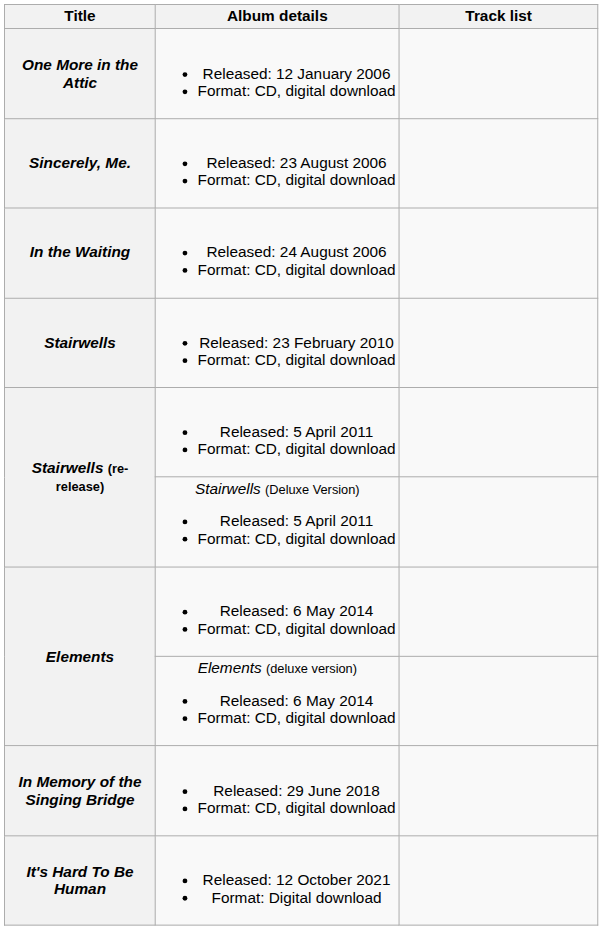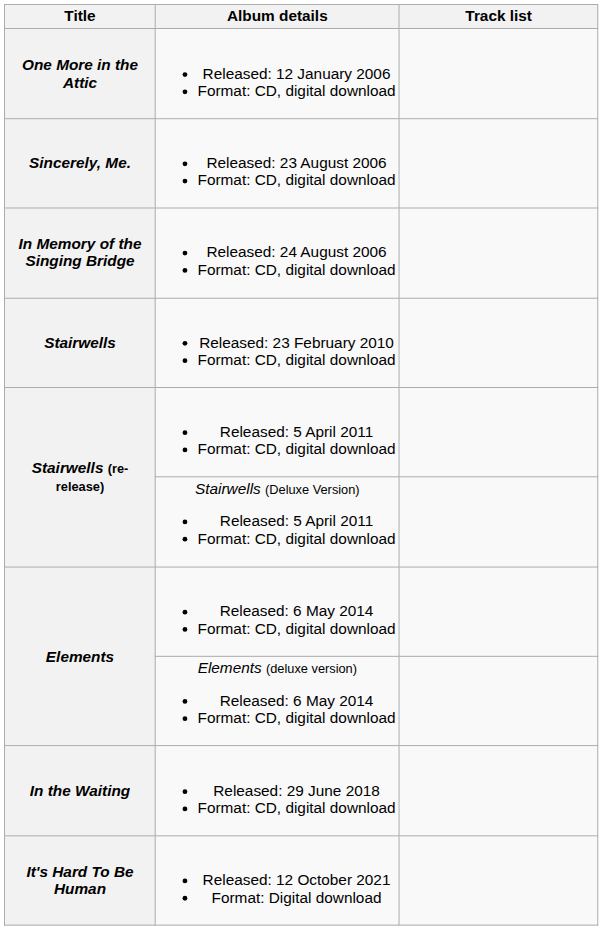(80, 252) In the Waiting -> (80, 252) In Memory of the Singing Bridge
(80, 790) In Memory of the Singing Bridge -> (80, 790) In the Waiting
